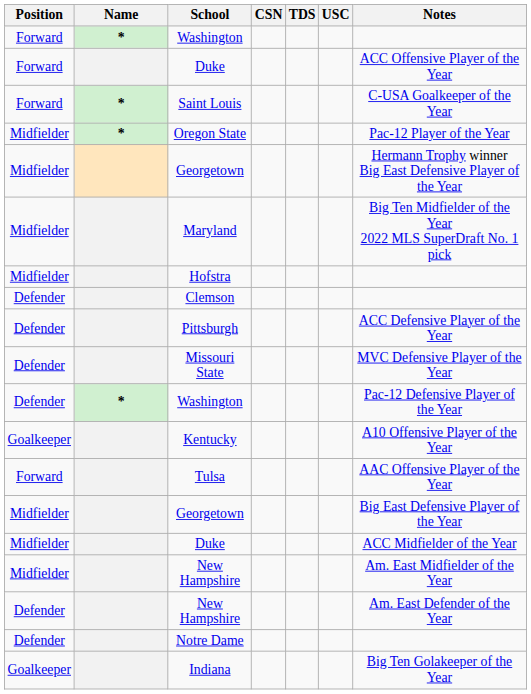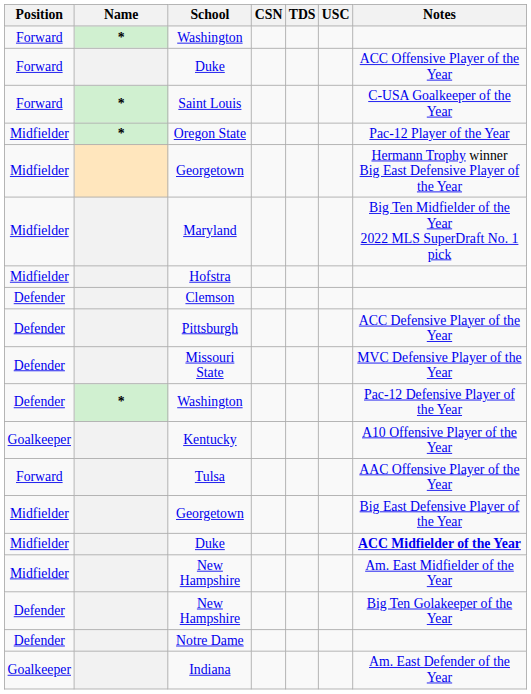(439, 543) normal -> (439, 543) bold
(439, 610) Am. East Defender of the Year -> (439, 610) Big Ten Golakeeper of the Year
(439, 669) Big Ten Golakeeper of the Year -> (439, 669) Am. East Defender of the Year
